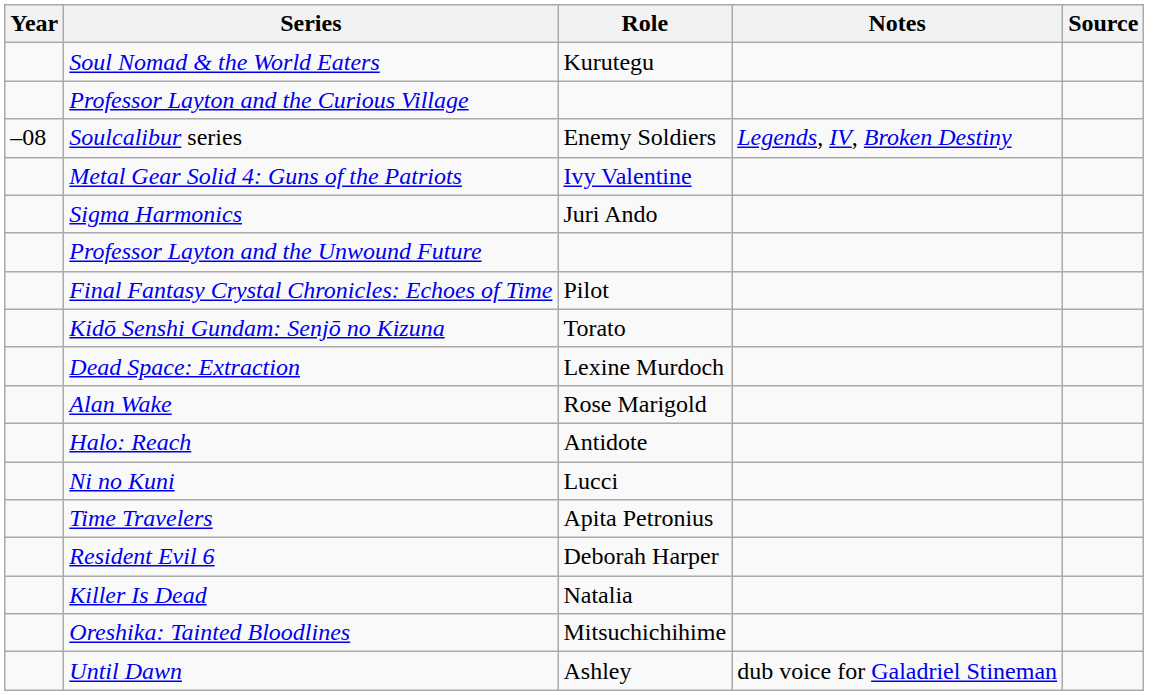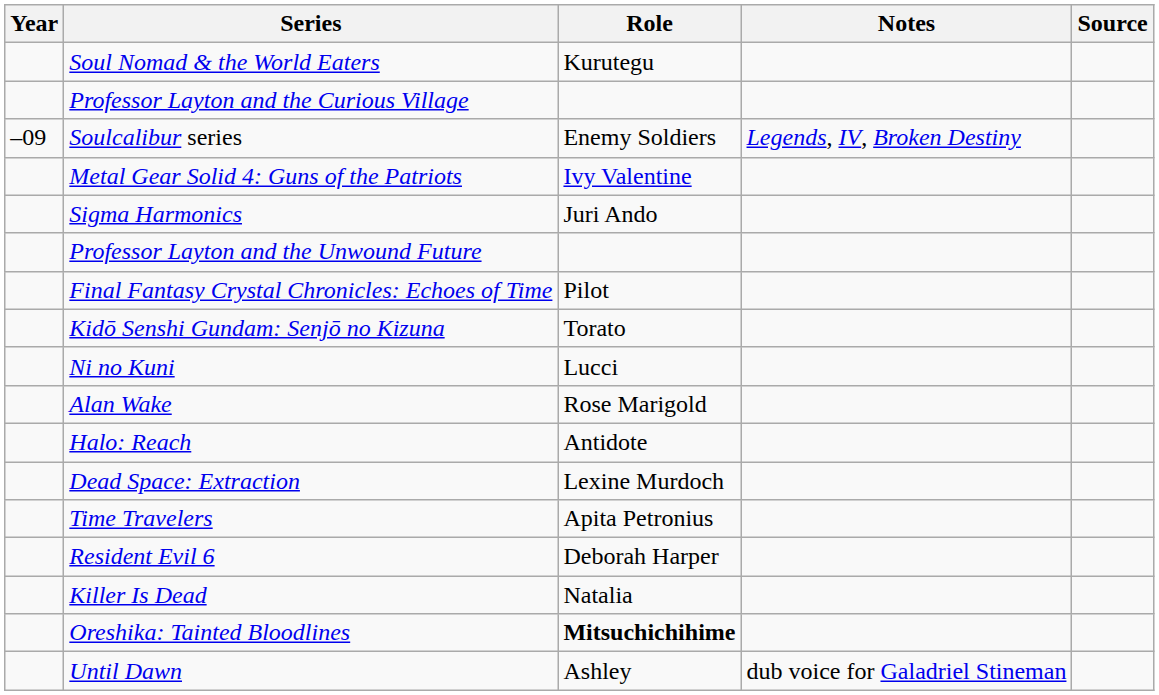(28, 137) –08 -> (28, 137) –09
rows swapped: (185, 366) <-> (122, 480)
(645, 632) normal -> (649, 632) bold
